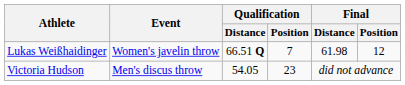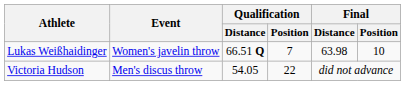(334, 51) 61.98 -> (334, 51) 63.98
(379, 51) 12 -> (379, 51) 10
(290, 71) 23 -> (290, 71) 22
